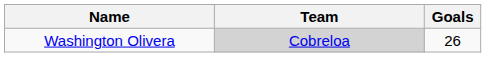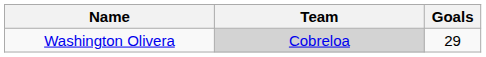(453, 40) 26 -> (453, 40) 29
